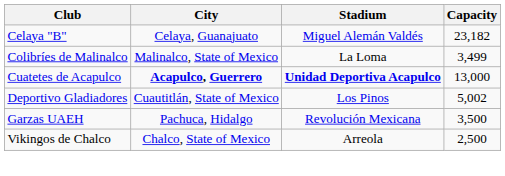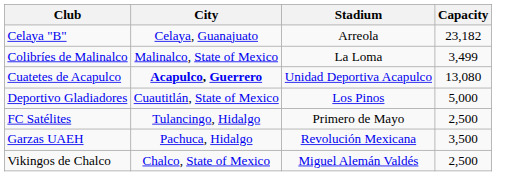(363, 35) Miguel Alemán Valdés -> (358, 35) Arreola
(363, 77) bold -> (358, 77) normal
(472, 77) 13,000 -> (463, 77) 13,080
(472, 98) 5,002 -> (463, 98) 5,000
+ row: (39, 118)
(363, 139) Arreola -> (358, 160) Miguel Alemán Valdés
